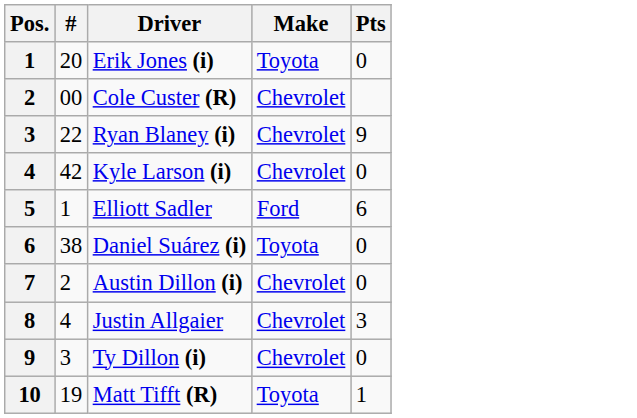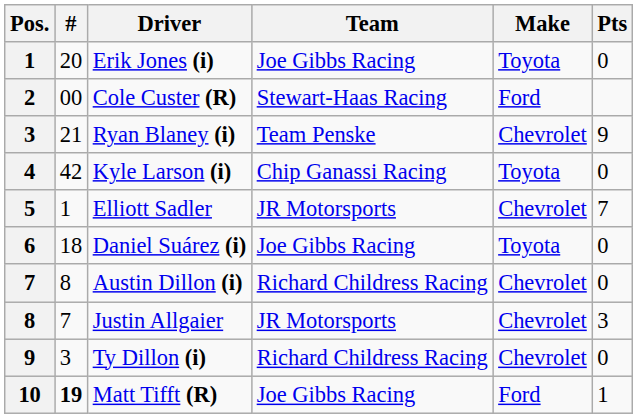+ column: (372, 23)
(301, 97) Chevrolet -> (519, 97) Ford
(71, 134) 22 -> (71, 134) 21
(301, 171) Chevrolet -> (529, 171) Toyota
(278, 208) Ford -> (542, 208) Chevrolet
(361, 208) 6 -> (603, 208) 7
(71, 245) 38 -> (71, 245) 18
(65, 282) 2 -> (65, 282) 8
(65, 319) 4 -> (65, 319) 7
(71, 394) normal -> (71, 394) bold
(288, 394) Toyota -> (519, 394) Ford
